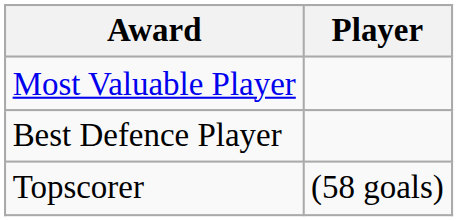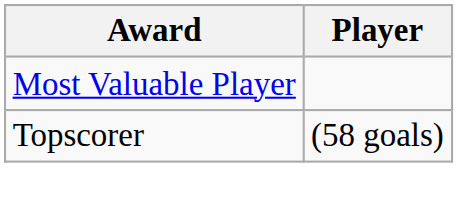- row: (147, 135)
